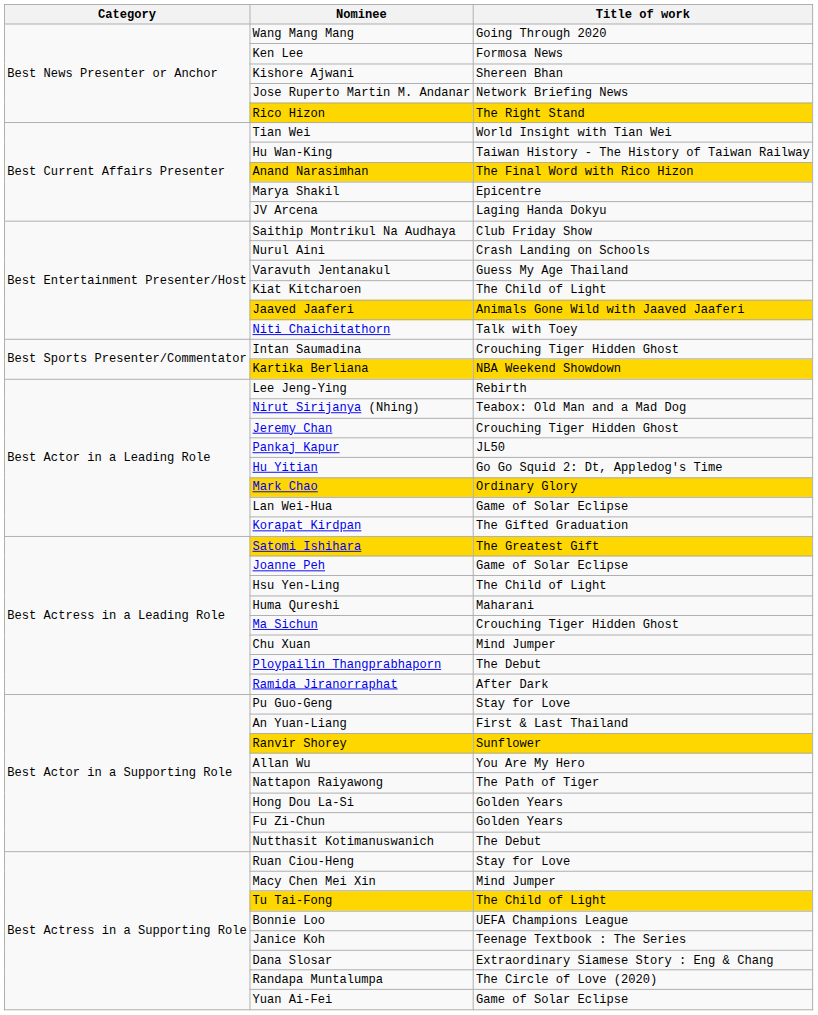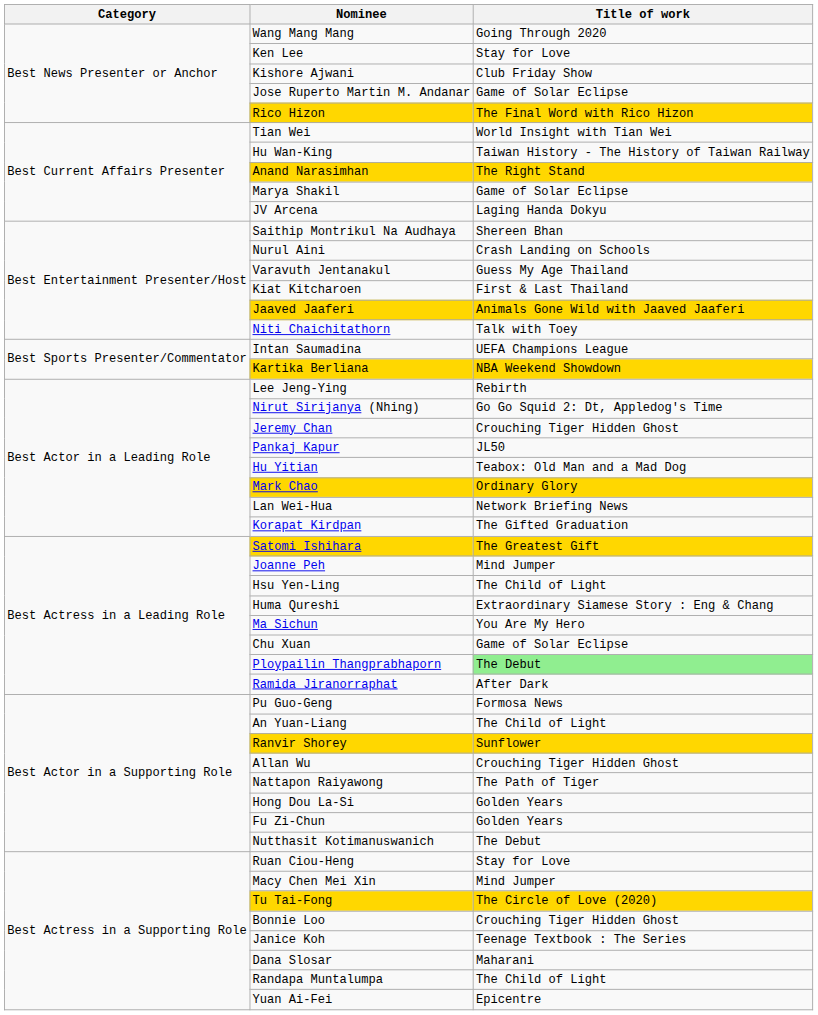(519, 54) Formosa News -> (523, 54) Stay for Love
(519, 73) Shereen Bhan -> (534, 73) Club Friday Show
(552, 93) Network Briefing News -> (552, 93) Game of Solar Eclipse
(530, 113) The Right Stand -> (585, 113) The Final Word with Rico Hizon
(585, 172) The Final Word with Rico Hizon -> (530, 172) The Right Stand
(509, 192) Epicentre -> (552, 192) Game of Solar Eclipse
(534, 231) Club Friday Show -> (519, 231) Shereen Bhan
(541, 290) The Child of Light -> (552, 290) First & Last Thailand
(578, 349) Crouching Tiger Hidden Ghost -> (552, 349) UEFA Champions League
(581, 408) Teabox: Old Man and a Mad Dog -> (599, 408) Go Go Squid 2: Dt, Appledog's Time
(599, 468) Go Go Squid 2: Dt, Appledog's Time -> (581, 468) Teabox: Old Man and a Mad Dog
(552, 507) Game of Solar Eclipse -> (552, 507) Network Briefing News
(552, 566) Game of Solar Eclipse -> (516, 566) Mind Jumper
(505, 605) Maharani -> (625, 605) Extraordinary Siamese Story : Eng & Chang
(578, 625) Crouching Tiger Hidden Ghost -> (530, 625) You Are My Hero
(516, 645) Mind Jumper -> (552, 645) Game of Solar Eclipse
(509, 665) no background -> (509, 665) lightgreen background
(523, 704) Stay for Love -> (519, 704) Formosa News
(552, 724) First & Last Thailand -> (541, 724) The Child of Light
(530, 763) You Are My Hero -> (578, 763) Crouching Tiger Hidden Ghost
(541, 901) The Child of Light -> (567, 901) The Circle of Love (2020)
(552, 921) UEFA Champions League -> (578, 921) Crouching Tiger Hidden Ghost
(625, 960) Extraordinary Siamese Story : Eng & Chang -> (505, 960) Maharani
(567, 980) The Circle of Love (2020) -> (541, 980) The Child of Light
(552, 1000) Game of Solar Eclipse -> (509, 1000) Epicentre
